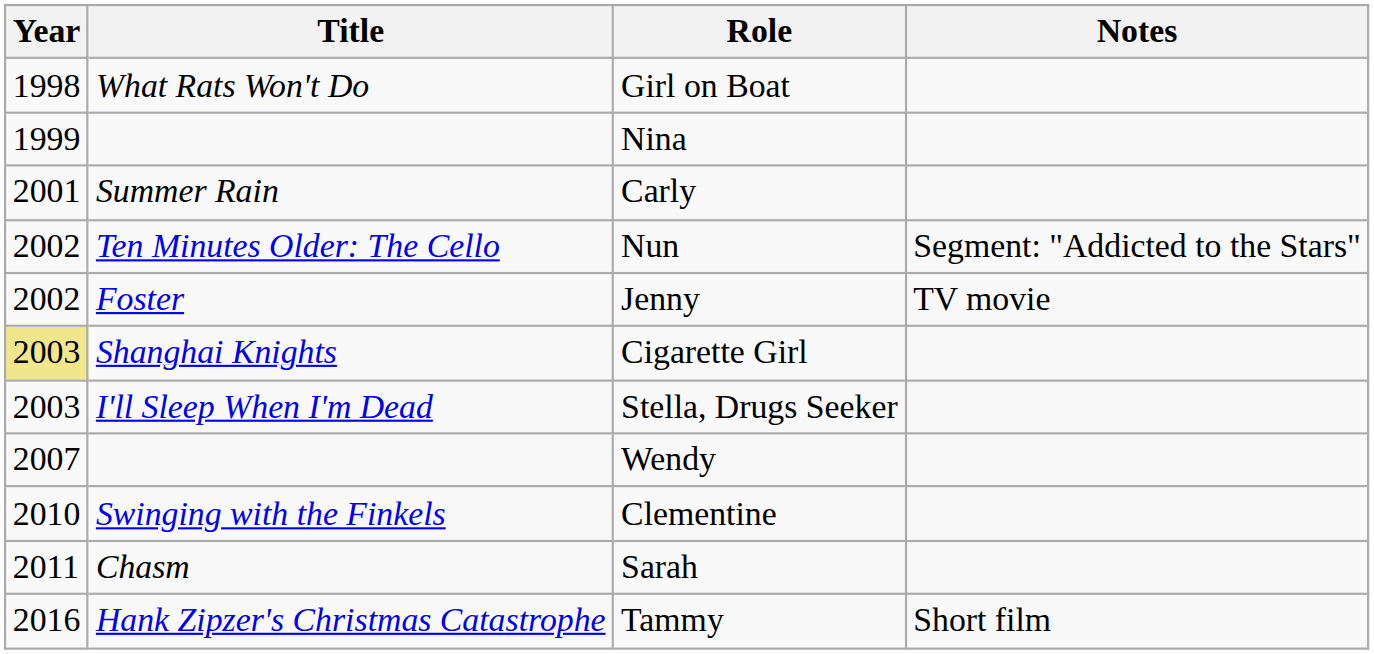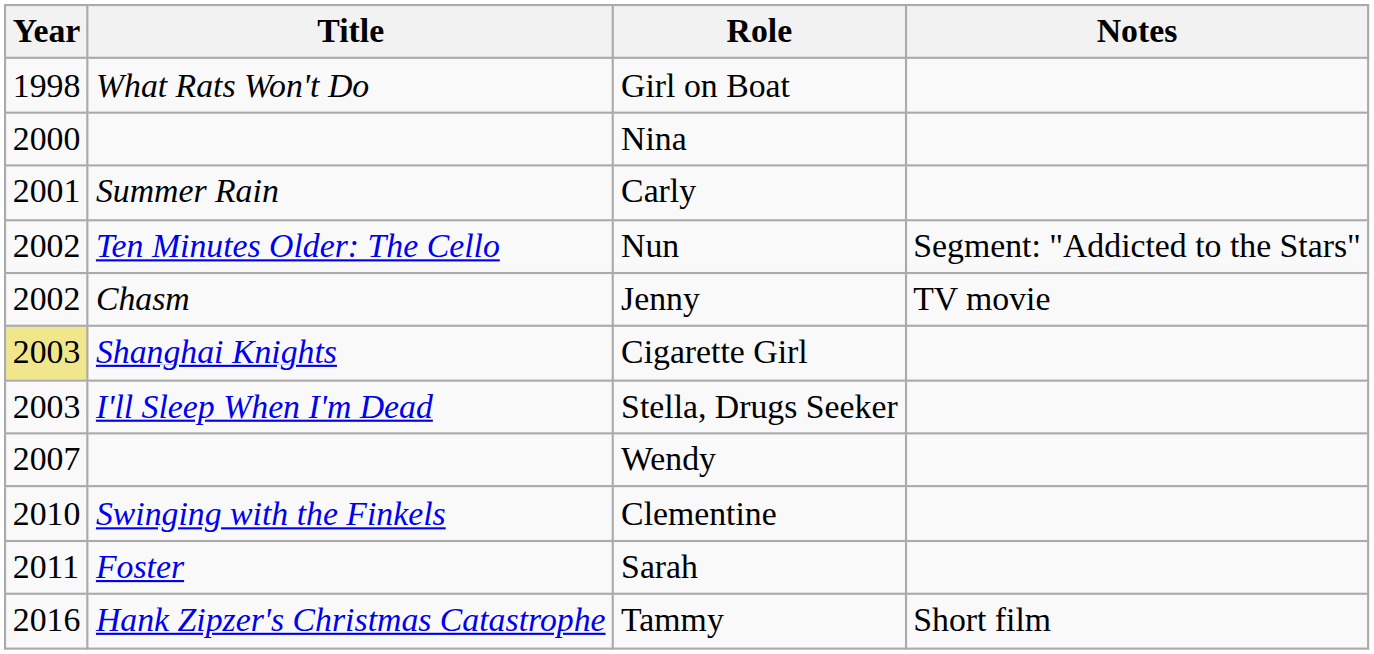(47, 138) 1999 -> (47, 138) 2000
(140, 298) Foster -> (143, 298) Chasm
(143, 566) Chasm -> (140, 566) Foster
